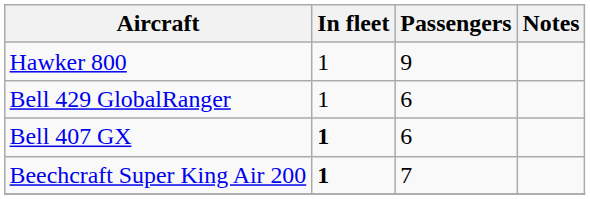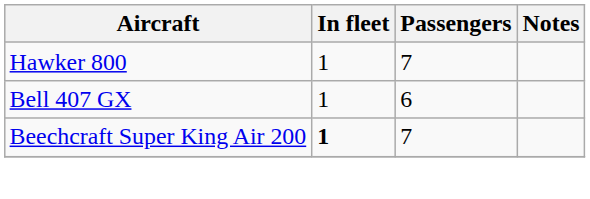(406, 61) 9 -> (406, 61) 7
- row: (120, 99)
(323, 136) bold -> (323, 99) normal
